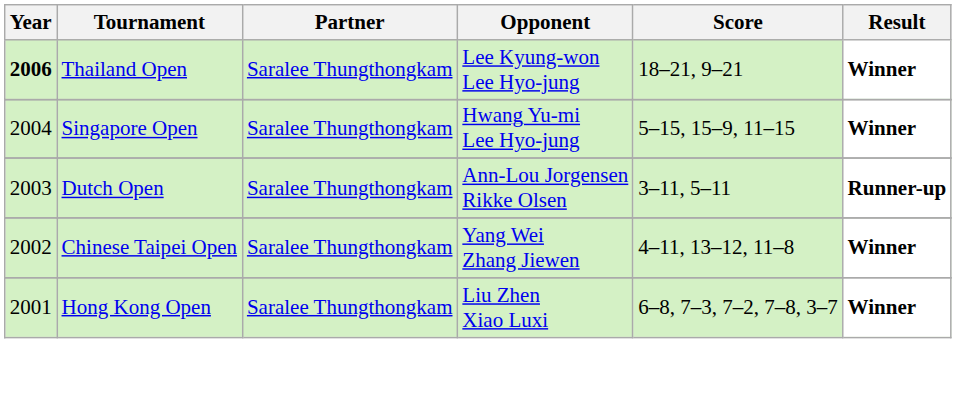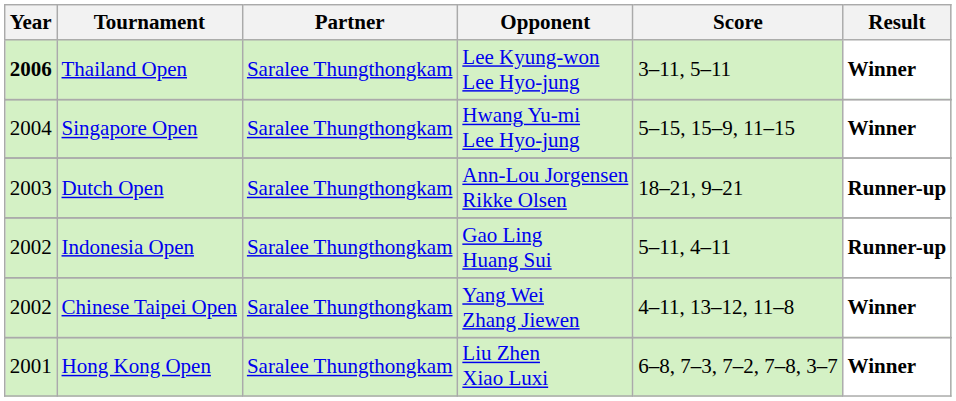(691, 69) 18–21, 9–21 -> (685, 69) 3–11, 5–11
(685, 188) 3–11, 5–11 -> (691, 188) 18–21, 9–21
+ row: (128, 247)
